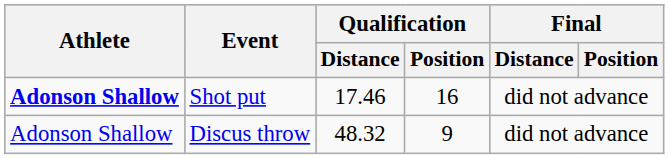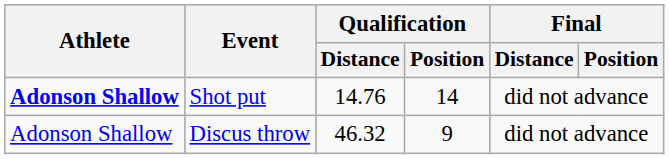(360, 96) 17.46 -> (360, 96) 14.76
(447, 96) 16 -> (447, 96) 14
(360, 134) 48.32 -> (360, 134) 46.32
